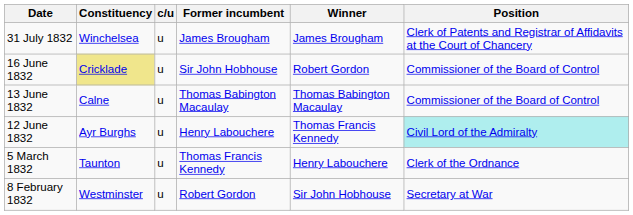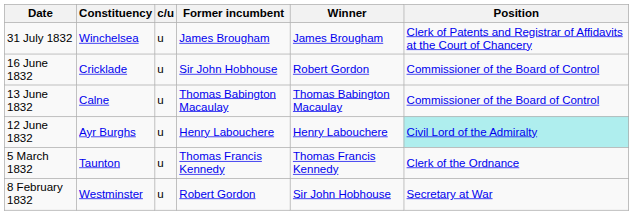(103, 69) khaki background -> (103, 69) no background
(334, 132) Thomas Francis Kennedy -> (340, 132) Henry Labouchere
(340, 163) Henry Labouchere -> (334, 163) Thomas Francis Kennedy
